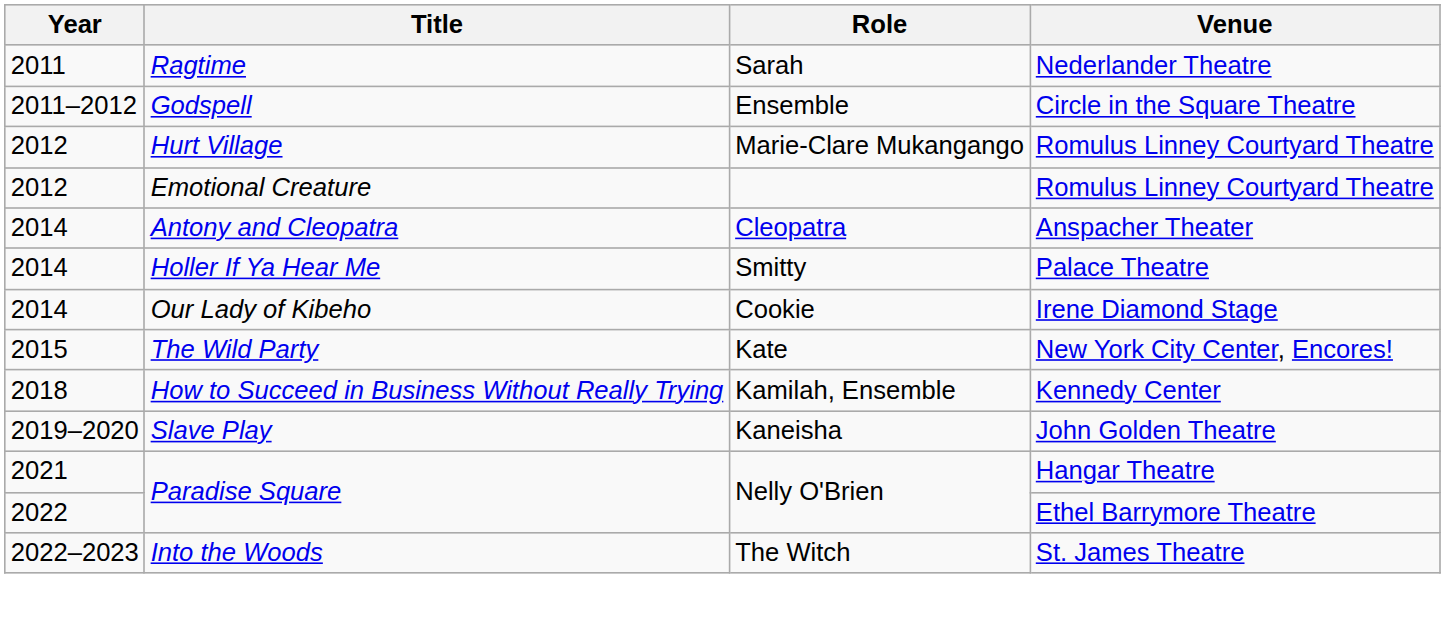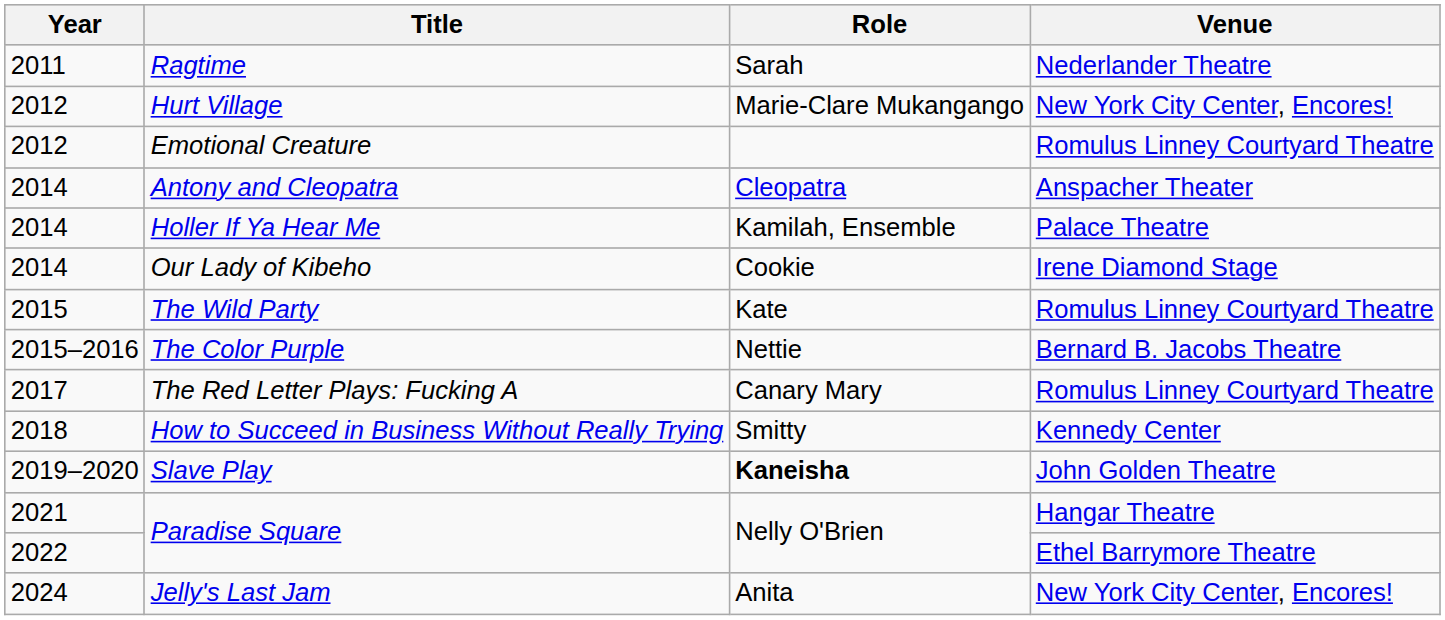- row: (74, 106)
(1235, 146) Romulus Linney Courtyard Theatre -> (1214, 106) New York City Center, Encores!
(771, 268) Smitty -> (845, 227) Kamilah, Ensemble
(1214, 349) New York City Center, Encores! -> (1235, 308) Romulus Linney Courtyard Theatre
+ row: (75, 349)
+ row: (39, 390)
(845, 390) Kamilah, Ensemble -> (771, 430) Smitty
(789, 430) normal -> (792, 471) bold
- row: (75, 552)
+ row: (39, 593)
